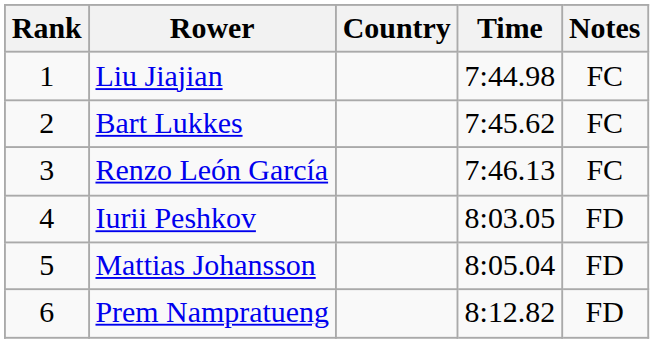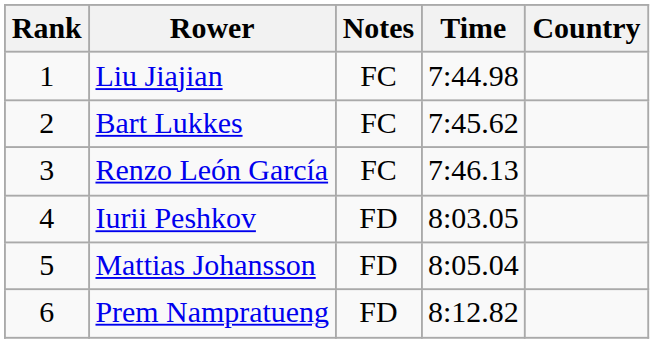columns swapped: (397, 28) <-> (605, 28)
